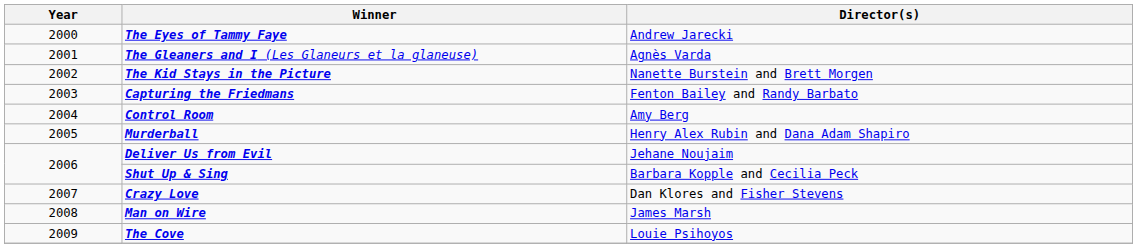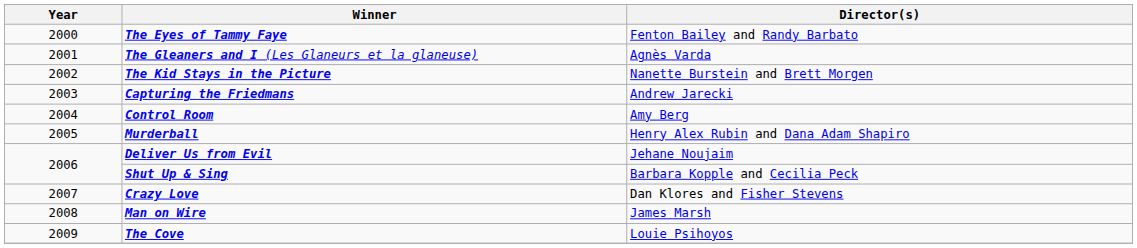(682, 34) Andrew Jarecki -> (744, 34) Fenton Bailey and Randy Barbato
(744, 94) Fenton Bailey and Randy Barbato -> (682, 94) Andrew Jarecki
